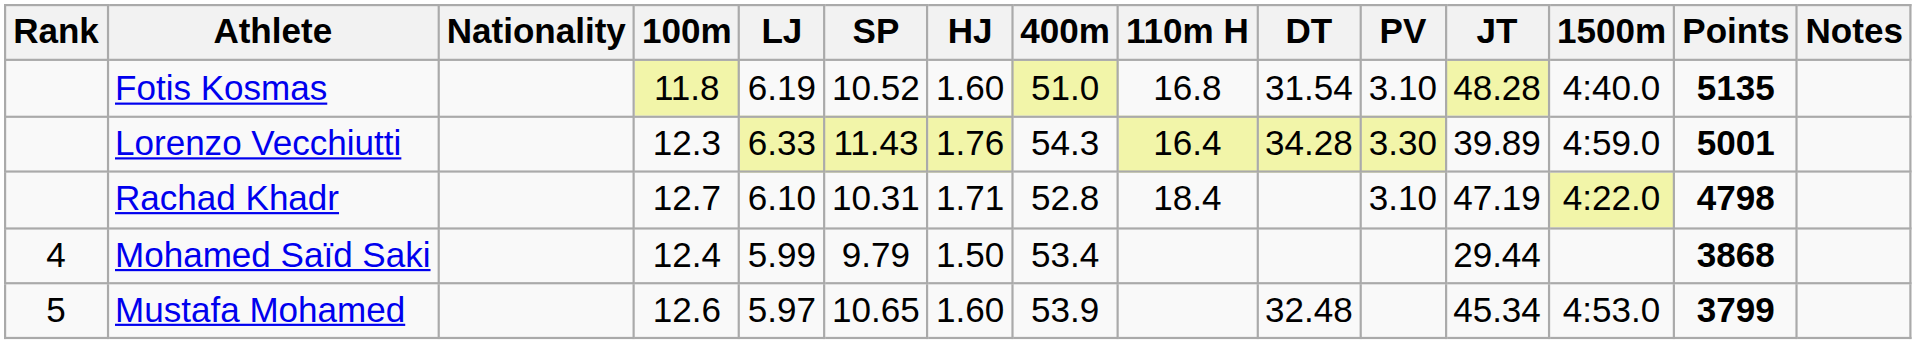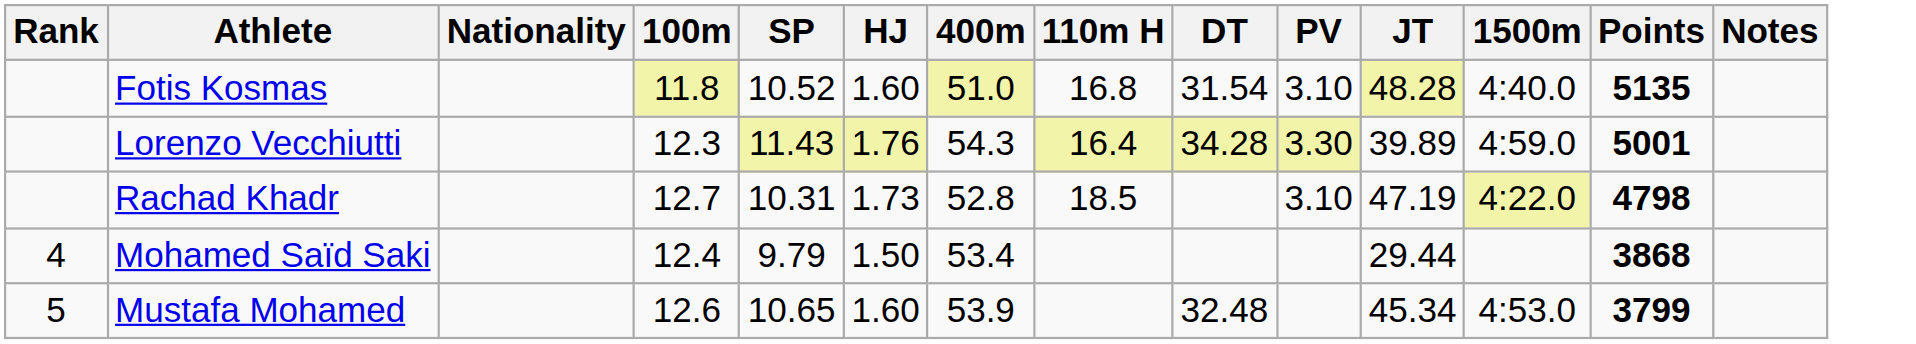- column: (782, 32)
(970, 198) 1.71 -> (886, 198) 1.73
(1187, 198) 18.4 -> (1103, 198) 18.5
